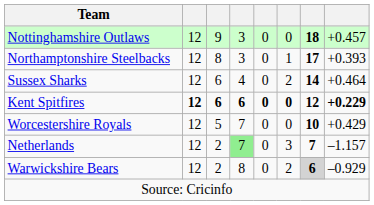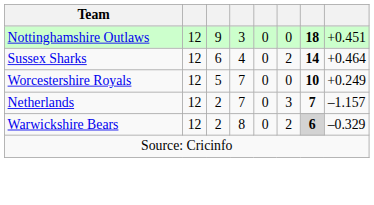(347, 37) +0.457 -> (347, 37) +0.451
- row: (89, 59)
- row: (46, 102)
(347, 124) +0.429 -> (347, 80) +0.249
(242, 146) lightgreen background -> (242, 102) no background
(347, 168) –0.929 -> (347, 124) –0.329
